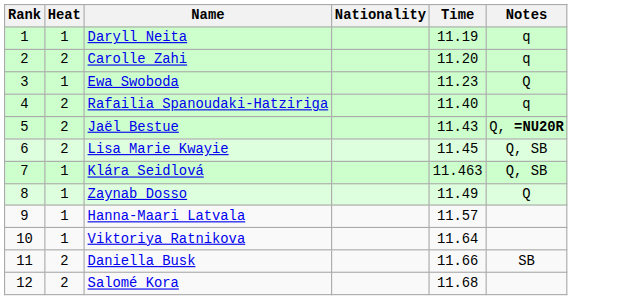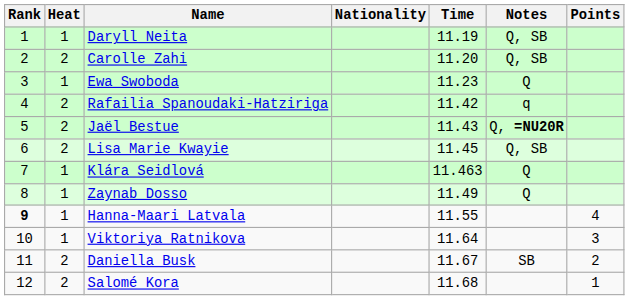+ column: (595, 16)
(527, 38) q -> (527, 38) Q, SB
(527, 61) q -> (527, 61) Q, SB
(458, 105) 11.40 -> (458, 105) 11.42
(527, 172) Q, SB -> (527, 172) Q
(24, 217) normal -> (24, 217) bold
(458, 217) 11.57 -> (458, 217) 11.55
(458, 262) 11.66 -> (458, 262) 11.67
